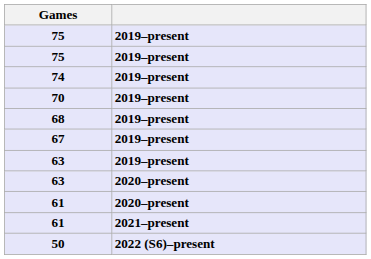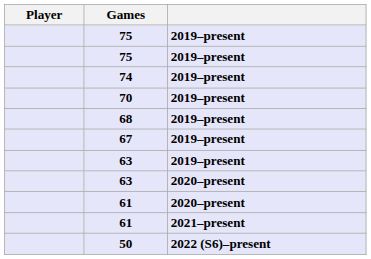+ column: (44, 14)
